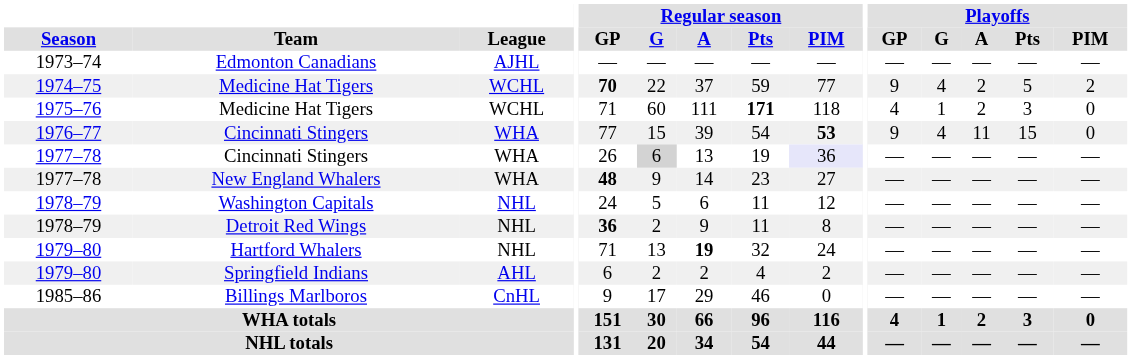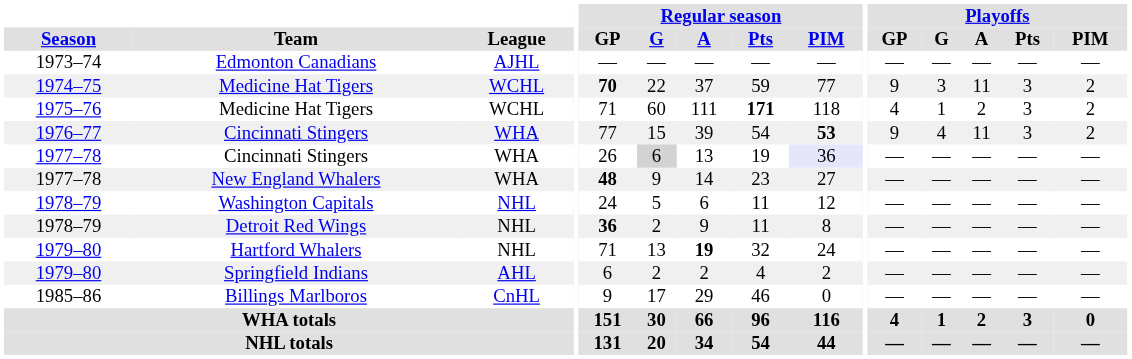(941, 85) 4 -> (941, 85) 3
(982, 85) 2 -> (982, 85) 11
(1027, 85) 5 -> (1027, 85) 3
(1090, 109) 0 -> (1090, 109) 2
(1027, 132) 15 -> (1027, 132) 3
(1090, 132) 0 -> (1090, 132) 2
